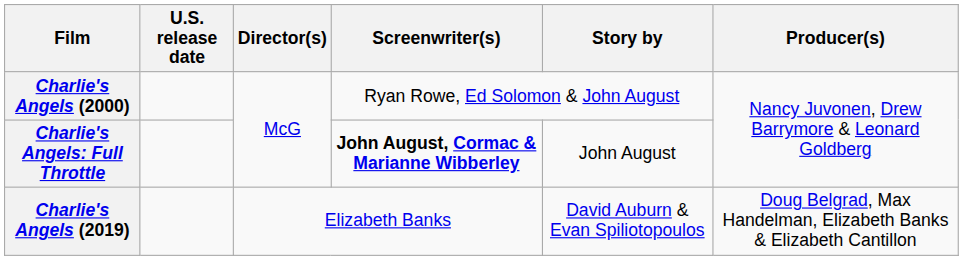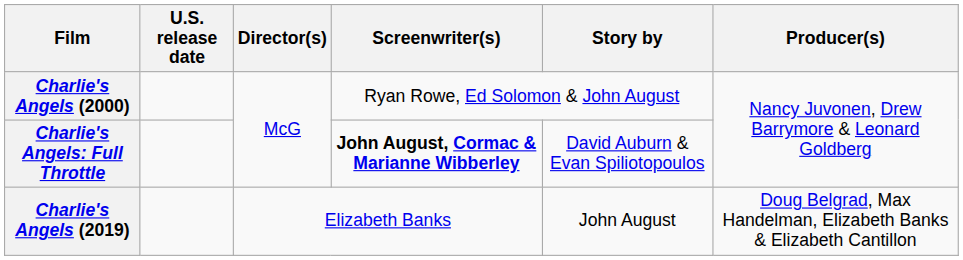(627, 153) John August -> (627, 153) David Auburn & Evan Spiliotopoulos
(627, 220) David Auburn & Evan Spiliotopoulos -> (627, 220) John August
